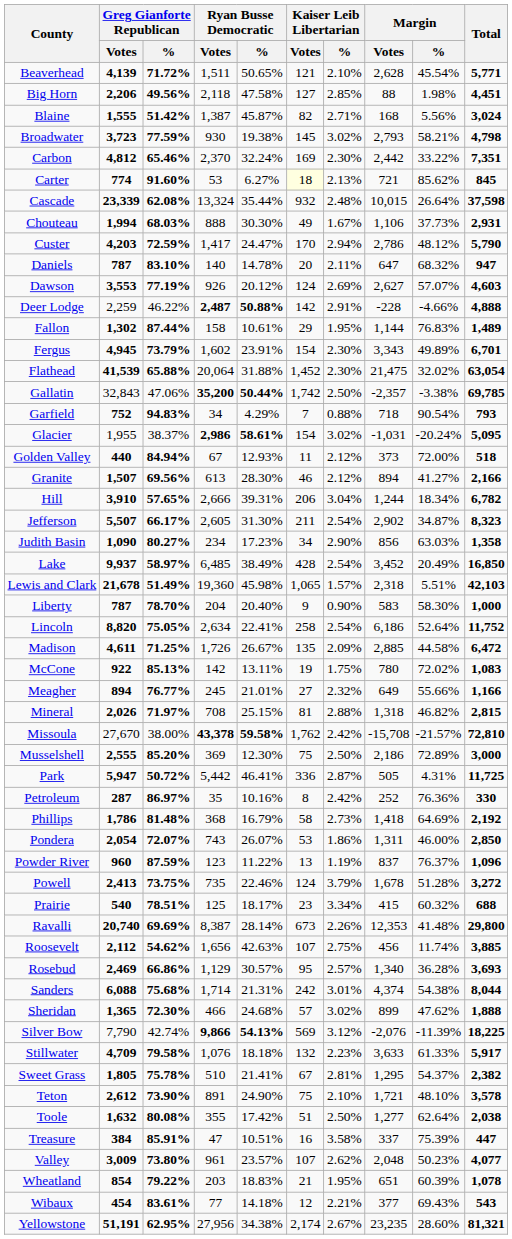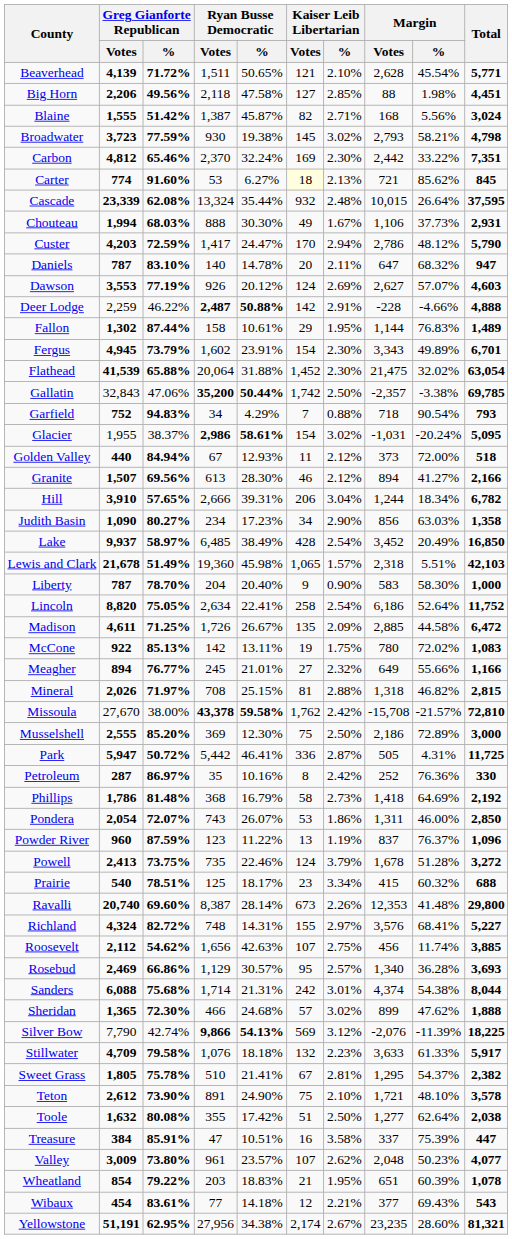(486, 200) 37,598 -> (486, 200) 37,595
- row: (52, 520)
(169, 925) 69.69% -> (169, 904) 69.60%
+ row: (52, 925)
